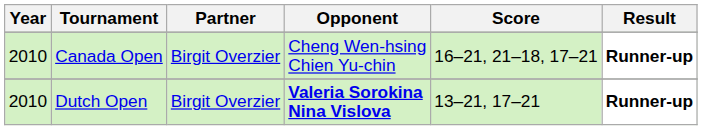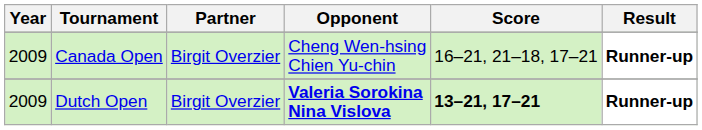(28, 56) 2010 -> (28, 56) 2009
(28, 102) 2010 -> (28, 102) 2009
(487, 102) normal -> (487, 102) bold
